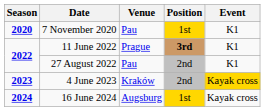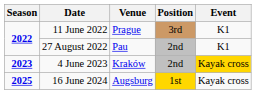- row: (79, 30)
(184, 47) bold -> (175, 30) normal
(22, 98) 2024 -> (22, 81) 2025
